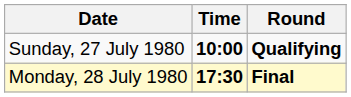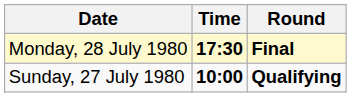rows swapped: (97, 48) <-> (98, 77)
